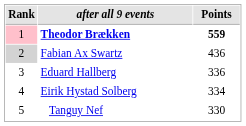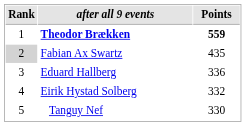(21, 34) pink background -> (21, 34) no background
(217, 53) 436 -> (217, 53) 435
(217, 92) 334 -> (217, 92) 332
